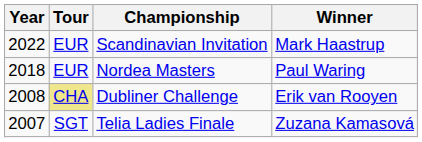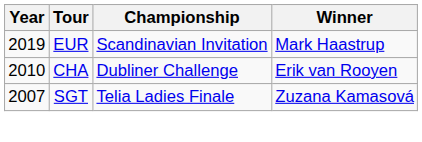(27, 44) 2022 -> (27, 44) 2019
- row: (156, 70)
(27, 96) 2008 -> (27, 70) 2010
(71, 96) khaki background -> (71, 70) no background
